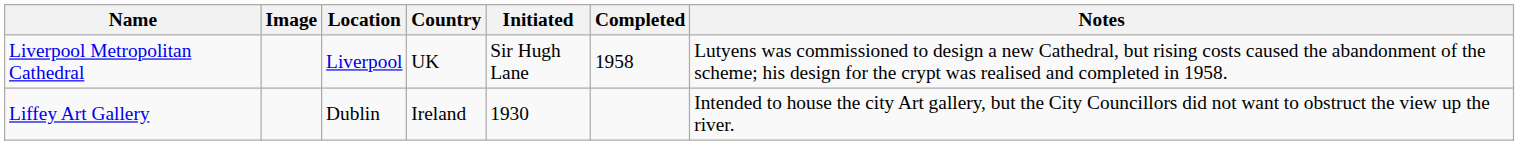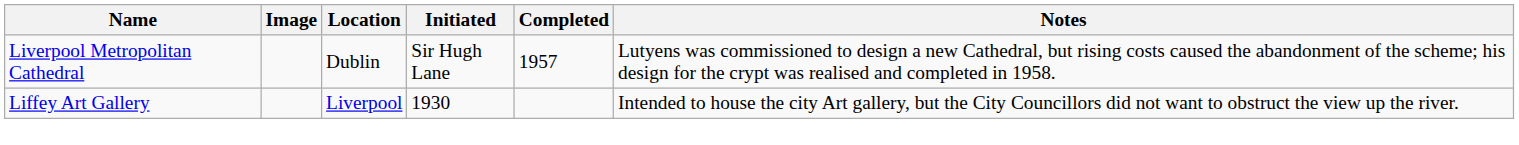- column: (446, 19)
(364, 61) Liverpool -> (353, 61) Dublin
(614, 61) 1958 -> (538, 61) 1957
(353, 113) Dublin -> (364, 103) Liverpool
